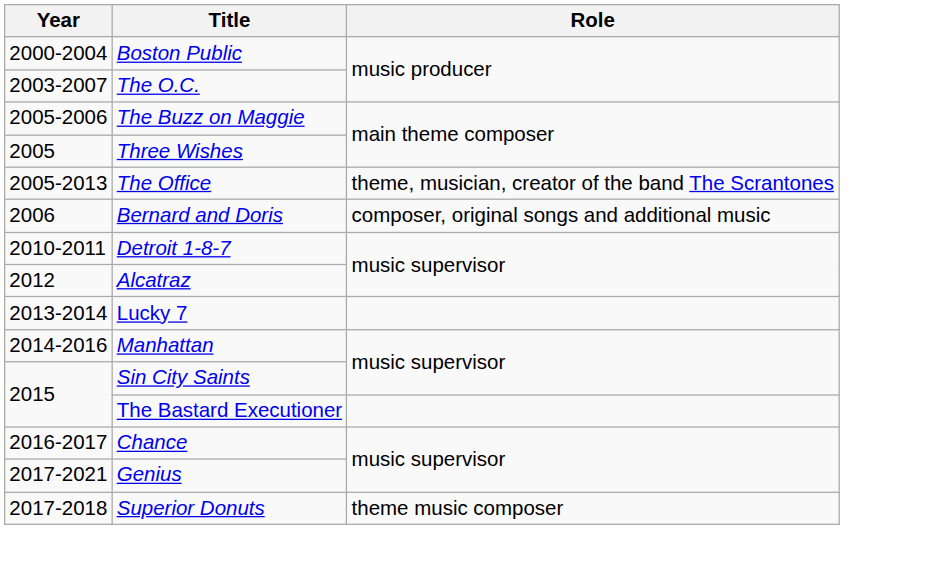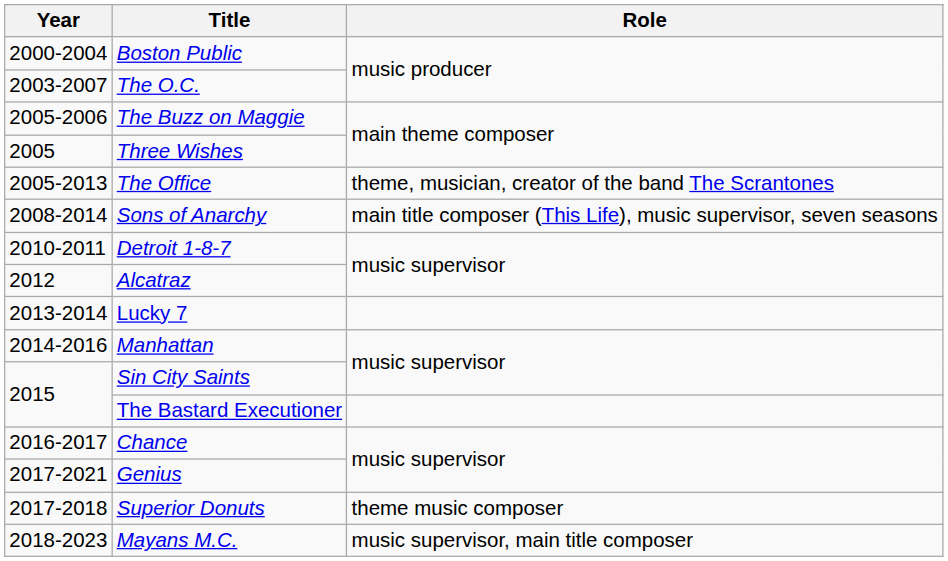- row: (200, 215)
+ row: (191, 215)
+ row: (177, 540)
